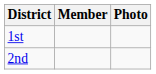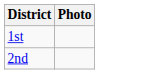- column: (83, 15)
